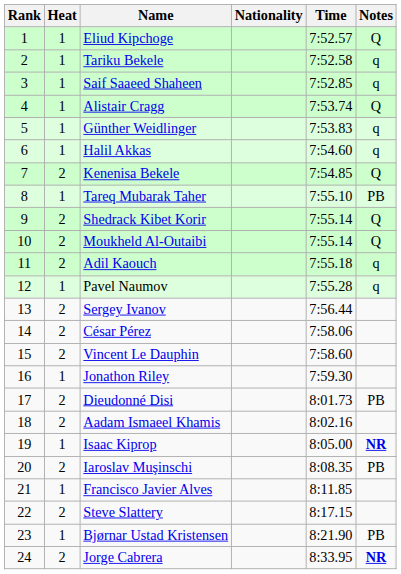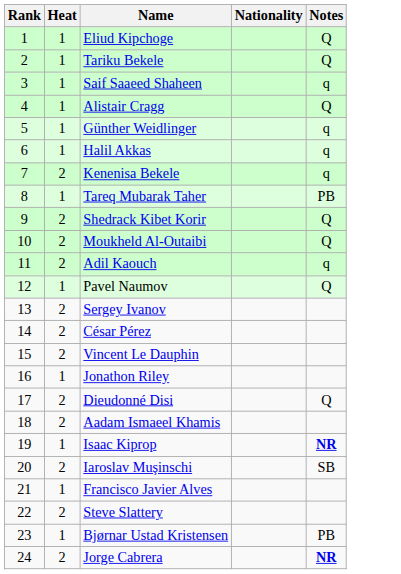- column: (331, 15)
(376, 60) q -> (326, 60) Q
(376, 173) Q -> (326, 173) q
(376, 286) q -> (326, 286) Q
(376, 399) PB -> (326, 399) Q
(376, 467) PB -> (326, 467) SB
